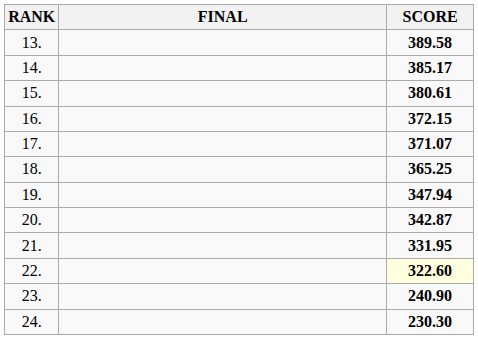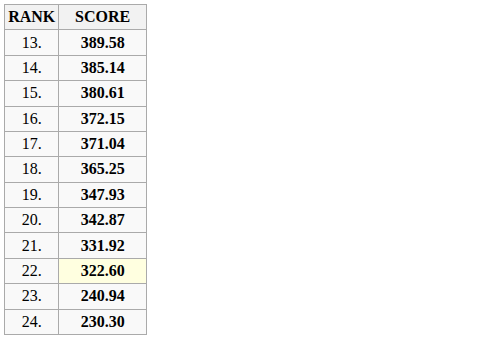- column: (223, 17)
(430, 67) 385.17 -> (103, 67) 385.14
(430, 144) 371.07 -> (103, 144) 371.04
(430, 194) 347.94 -> (103, 194) 347.93
(430, 245) 331.95 -> (103, 245) 331.92
(430, 296) 240.90 -> (103, 296) 240.94
